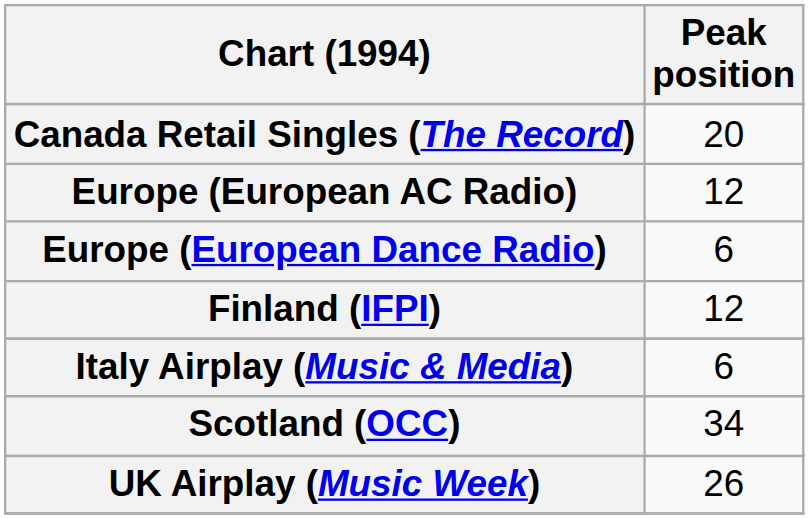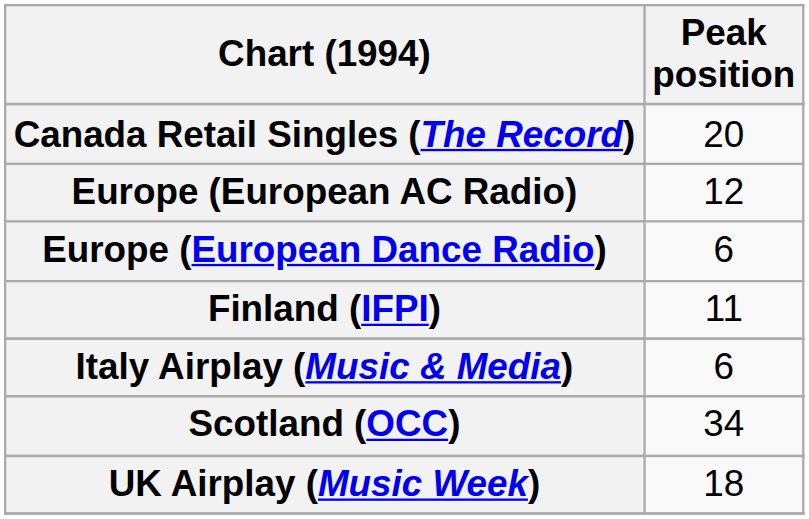(724, 308) 12 -> (724, 308) 11
(724, 483) 26 -> (724, 483) 18
